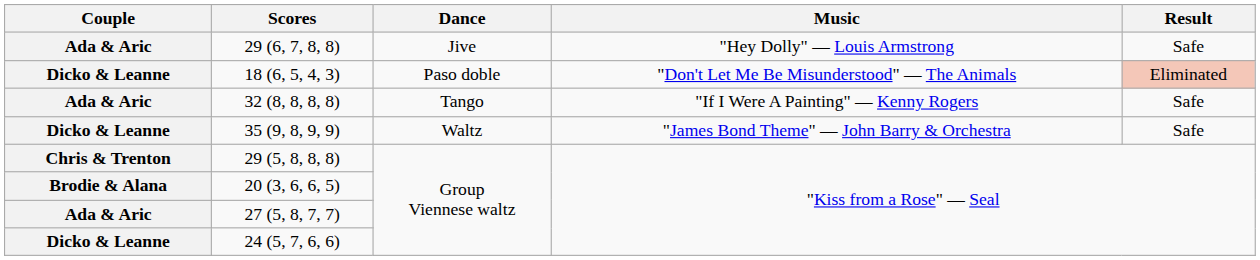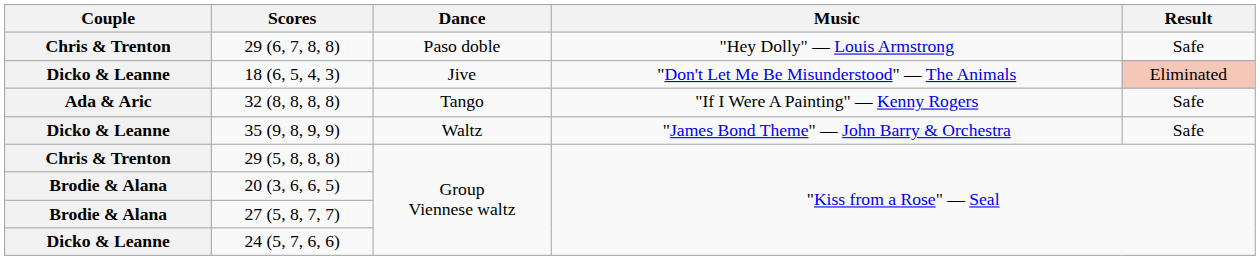(108, 46) Ada & Aric -> (108, 46) Chris & Trenton
(462, 46) Jive -> (462, 46) Paso doble
(462, 74) Paso doble -> (462, 74) Jive
(108, 213) Ada & Aric -> (108, 213) Brodie & Alana
